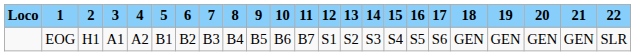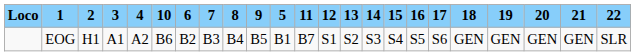columns swapped: (164, 16) <-> (282, 16)
